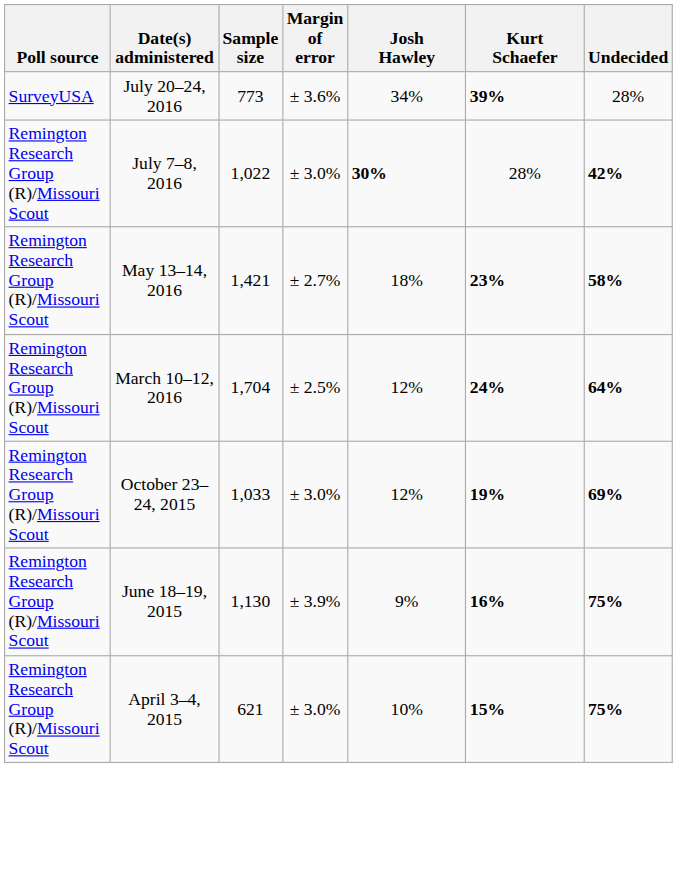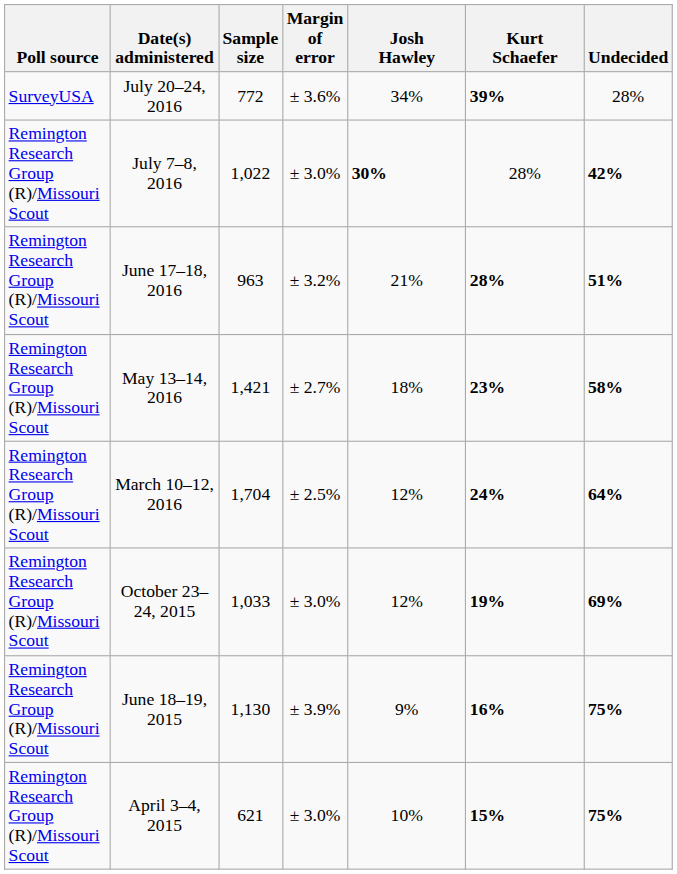(250, 95) 773 -> (250, 95) 772
+ row: (165, 280)
